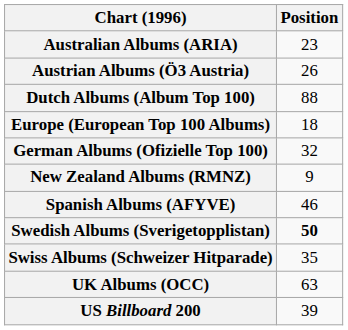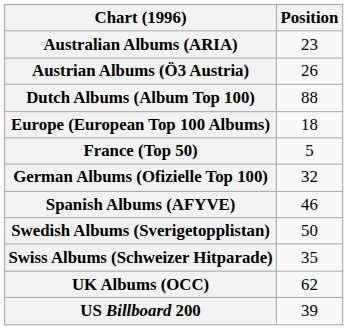+ row: (141, 151)
- row: (141, 177)
(309, 230) bold -> (309, 230) normal
(309, 284) 63 -> (309, 284) 62
